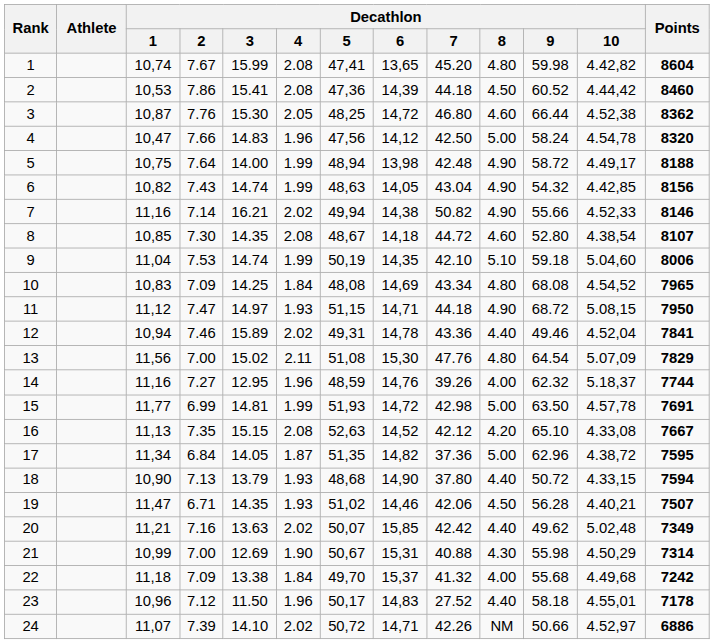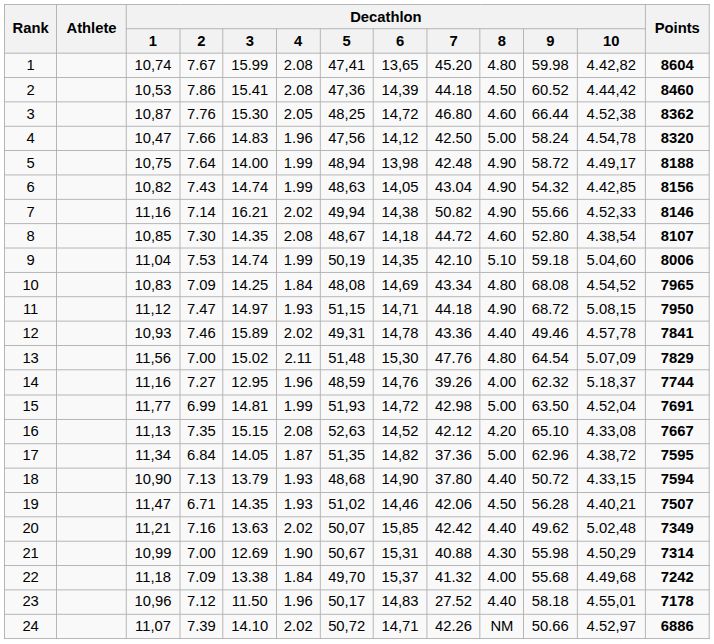(153, 333) 10,94 -> (153, 333) 10,93
(611, 333) 4.52,04 -> (611, 333) 4.57,78
(347, 357) 51,08 -> (347, 357) 51,48
(611, 406) 4.57,78 -> (611, 406) 4.52,04
